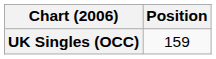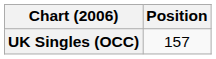(177, 41) 159 -> (177, 41) 157
